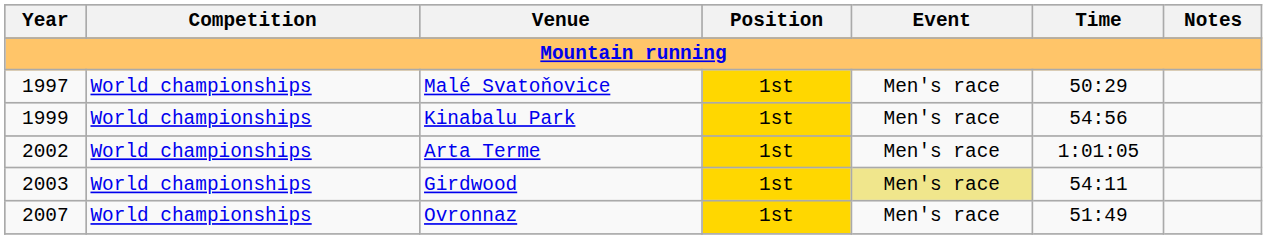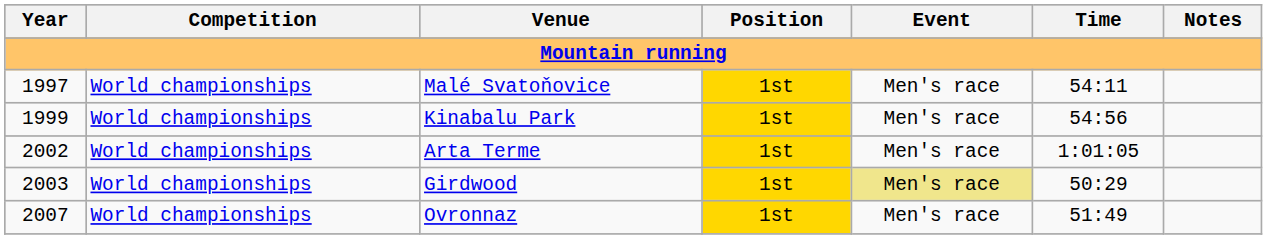(1098, 86) 50:29 -> (1098, 86) 54:11
(1098, 184) 54:11 -> (1098, 184) 50:29
